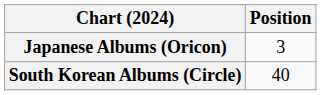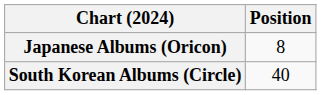(281, 47) 3 -> (281, 47) 8
